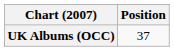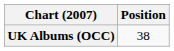(143, 35) 37 -> (143, 35) 38
